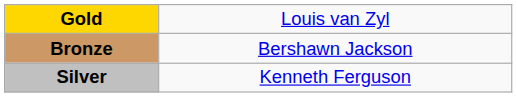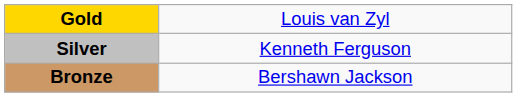rows swapped: (81, 77) <-> (81, 48)
